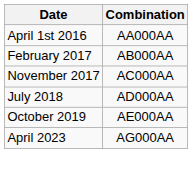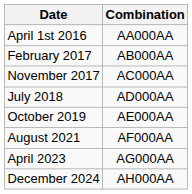+ row: (44, 138)
+ row: (53, 179)
